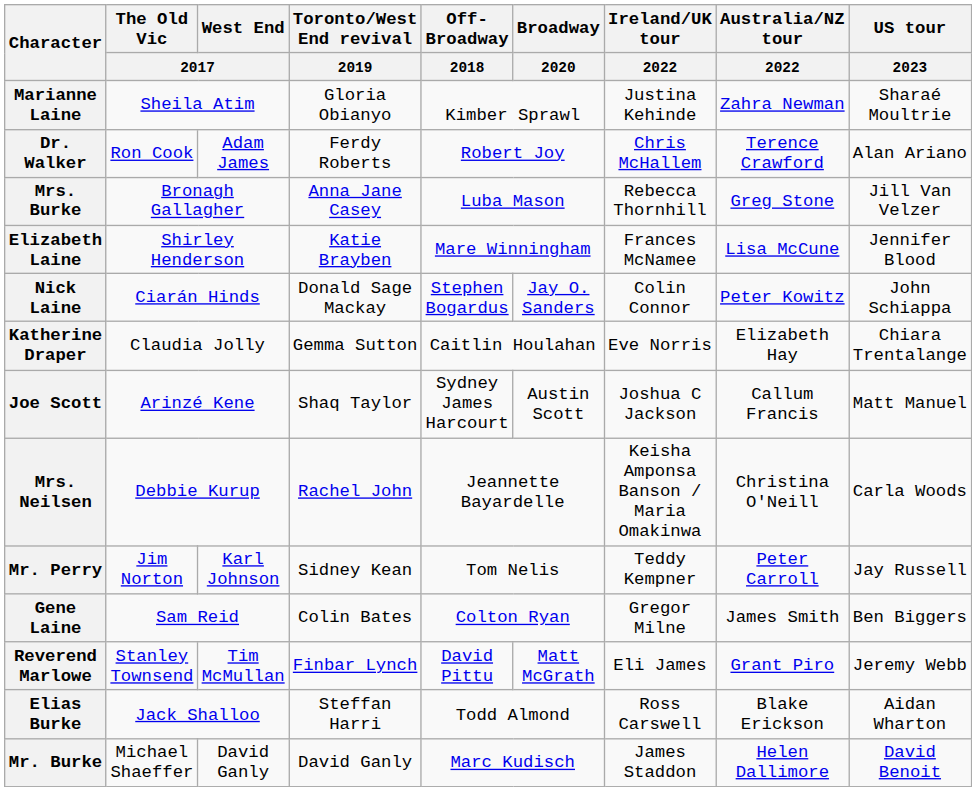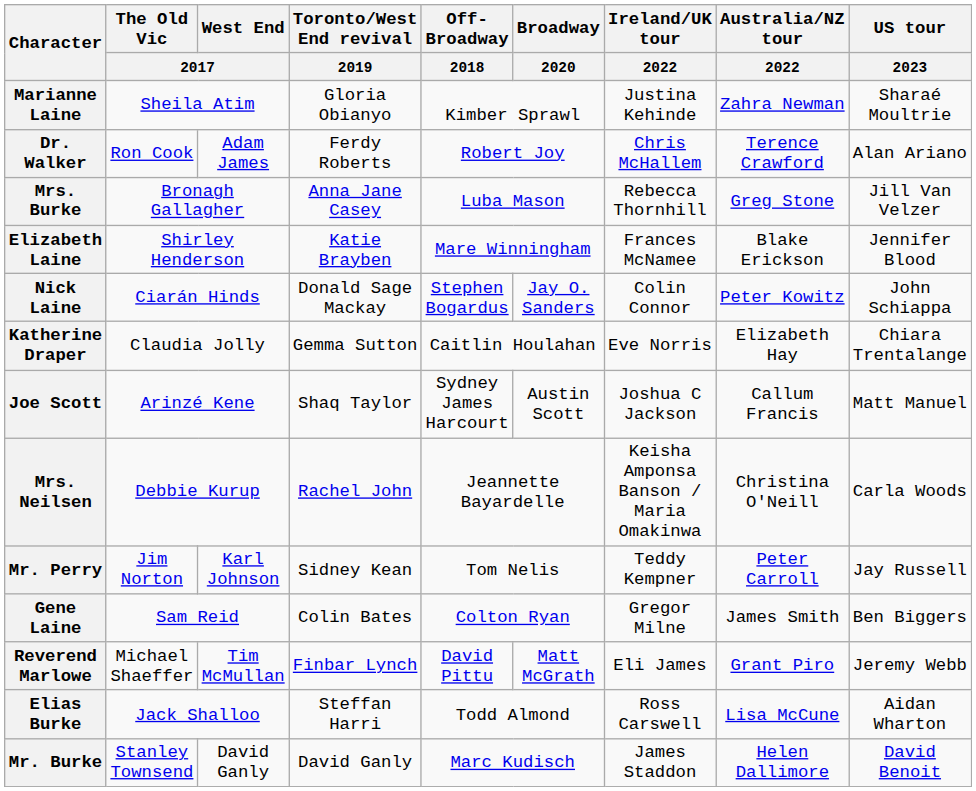(782, 249) Lisa McCune -> (782, 249) Blake Erickson
(152, 666) Stanley Townsend -> (152, 666) Michael Shaeffer
(782, 714) Blake Erickson -> (782, 714) Lisa McCune
(152, 762) Michael Shaeffer -> (152, 762) Stanley Townsend
